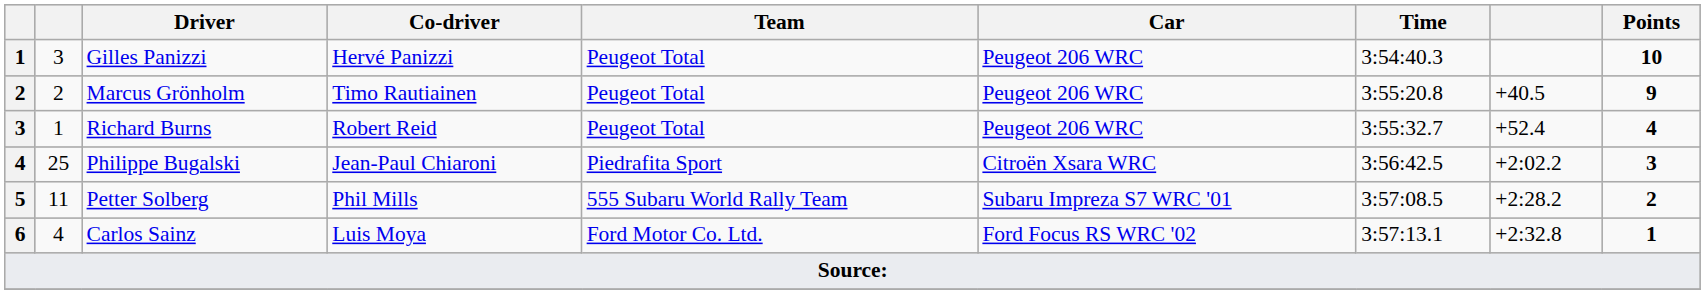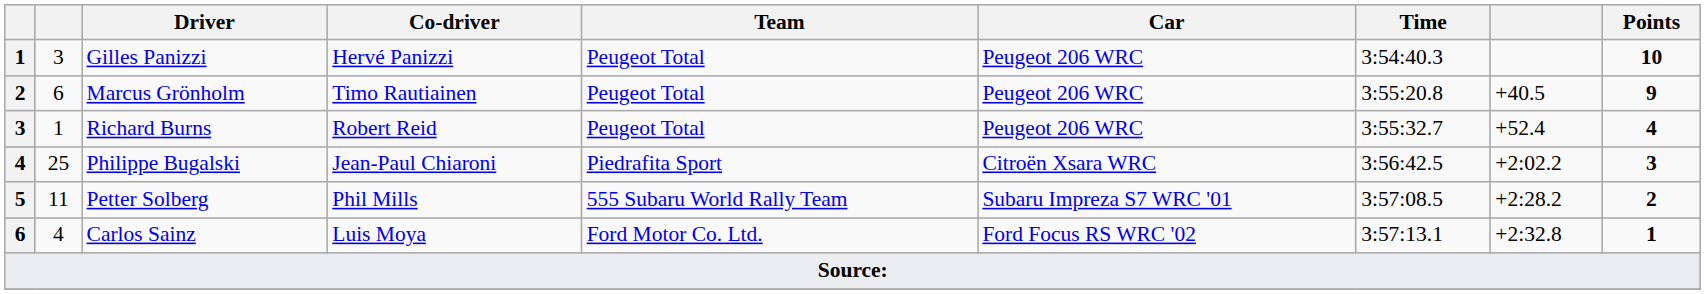(58, 92) 2 -> (58, 92) 6
